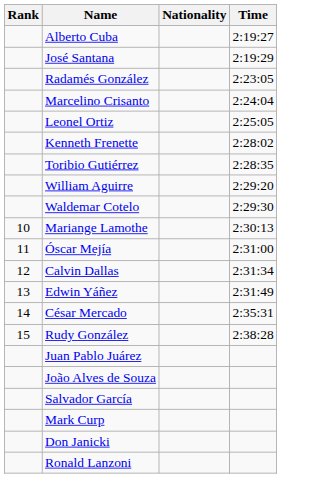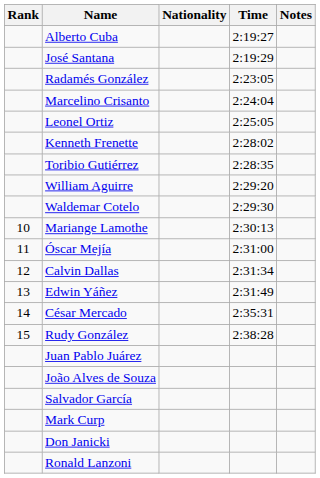+ column: (296, 15)
